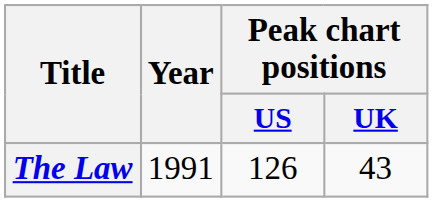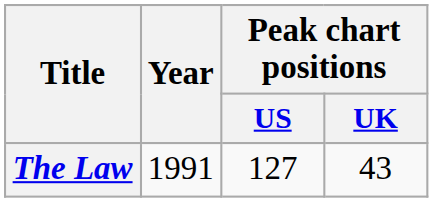(273, 168) 126 -> (273, 168) 127
